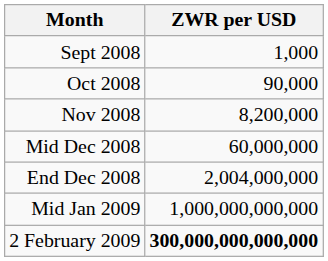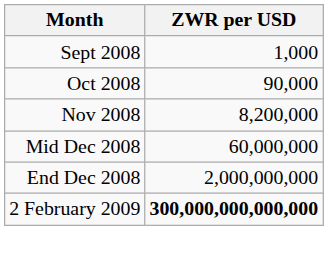(261, 177) 2,004,000,000 -> (261, 177) 2,000,000,000
- row: (86, 209)
